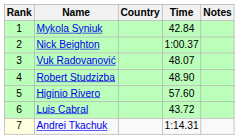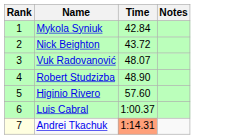- column: (140, 12)
(182, 45) 1:00.37 -> (138, 45) 43.72
(182, 110) 43.72 -> (138, 110) 1:00.37
(182, 126) no background -> (138, 126) lightsalmon background
